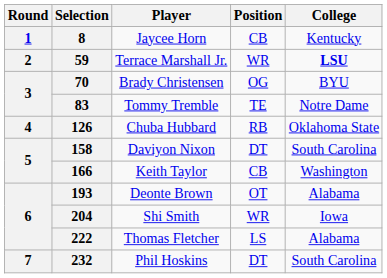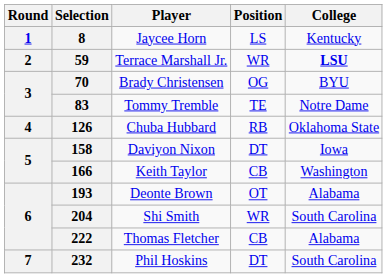(258, 37) CB -> (258, 37) LS
(334, 149) South Carolina -> (334, 149) Iowa
(334, 216) Iowa -> (334, 216) South Carolina
(258, 238) LS -> (258, 238) CB
